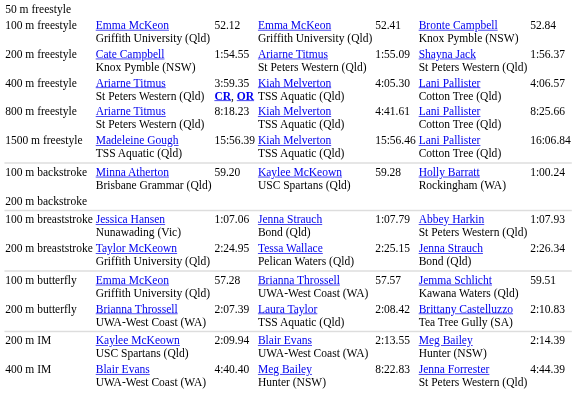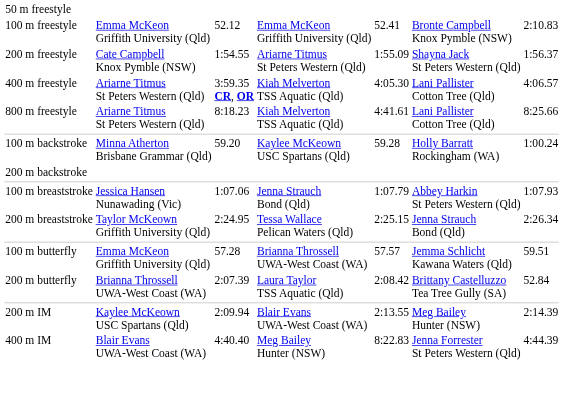(543, 25) 52.84 -> (541, 25) 2:10.83
- row: (44, 140)
(548, 309) 2:10.83 -> (536, 280) 52.84
